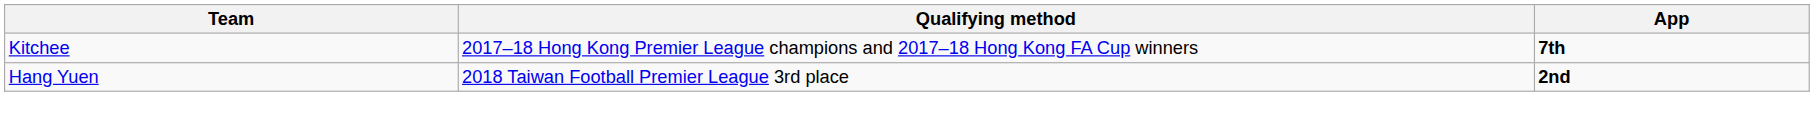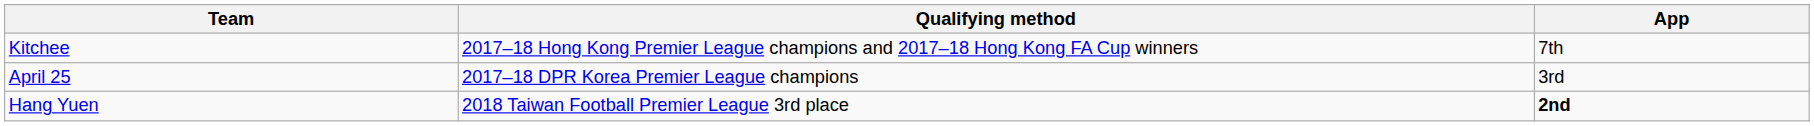(1552, 47) bold -> (1551, 47) normal
+ row: (40, 76)
